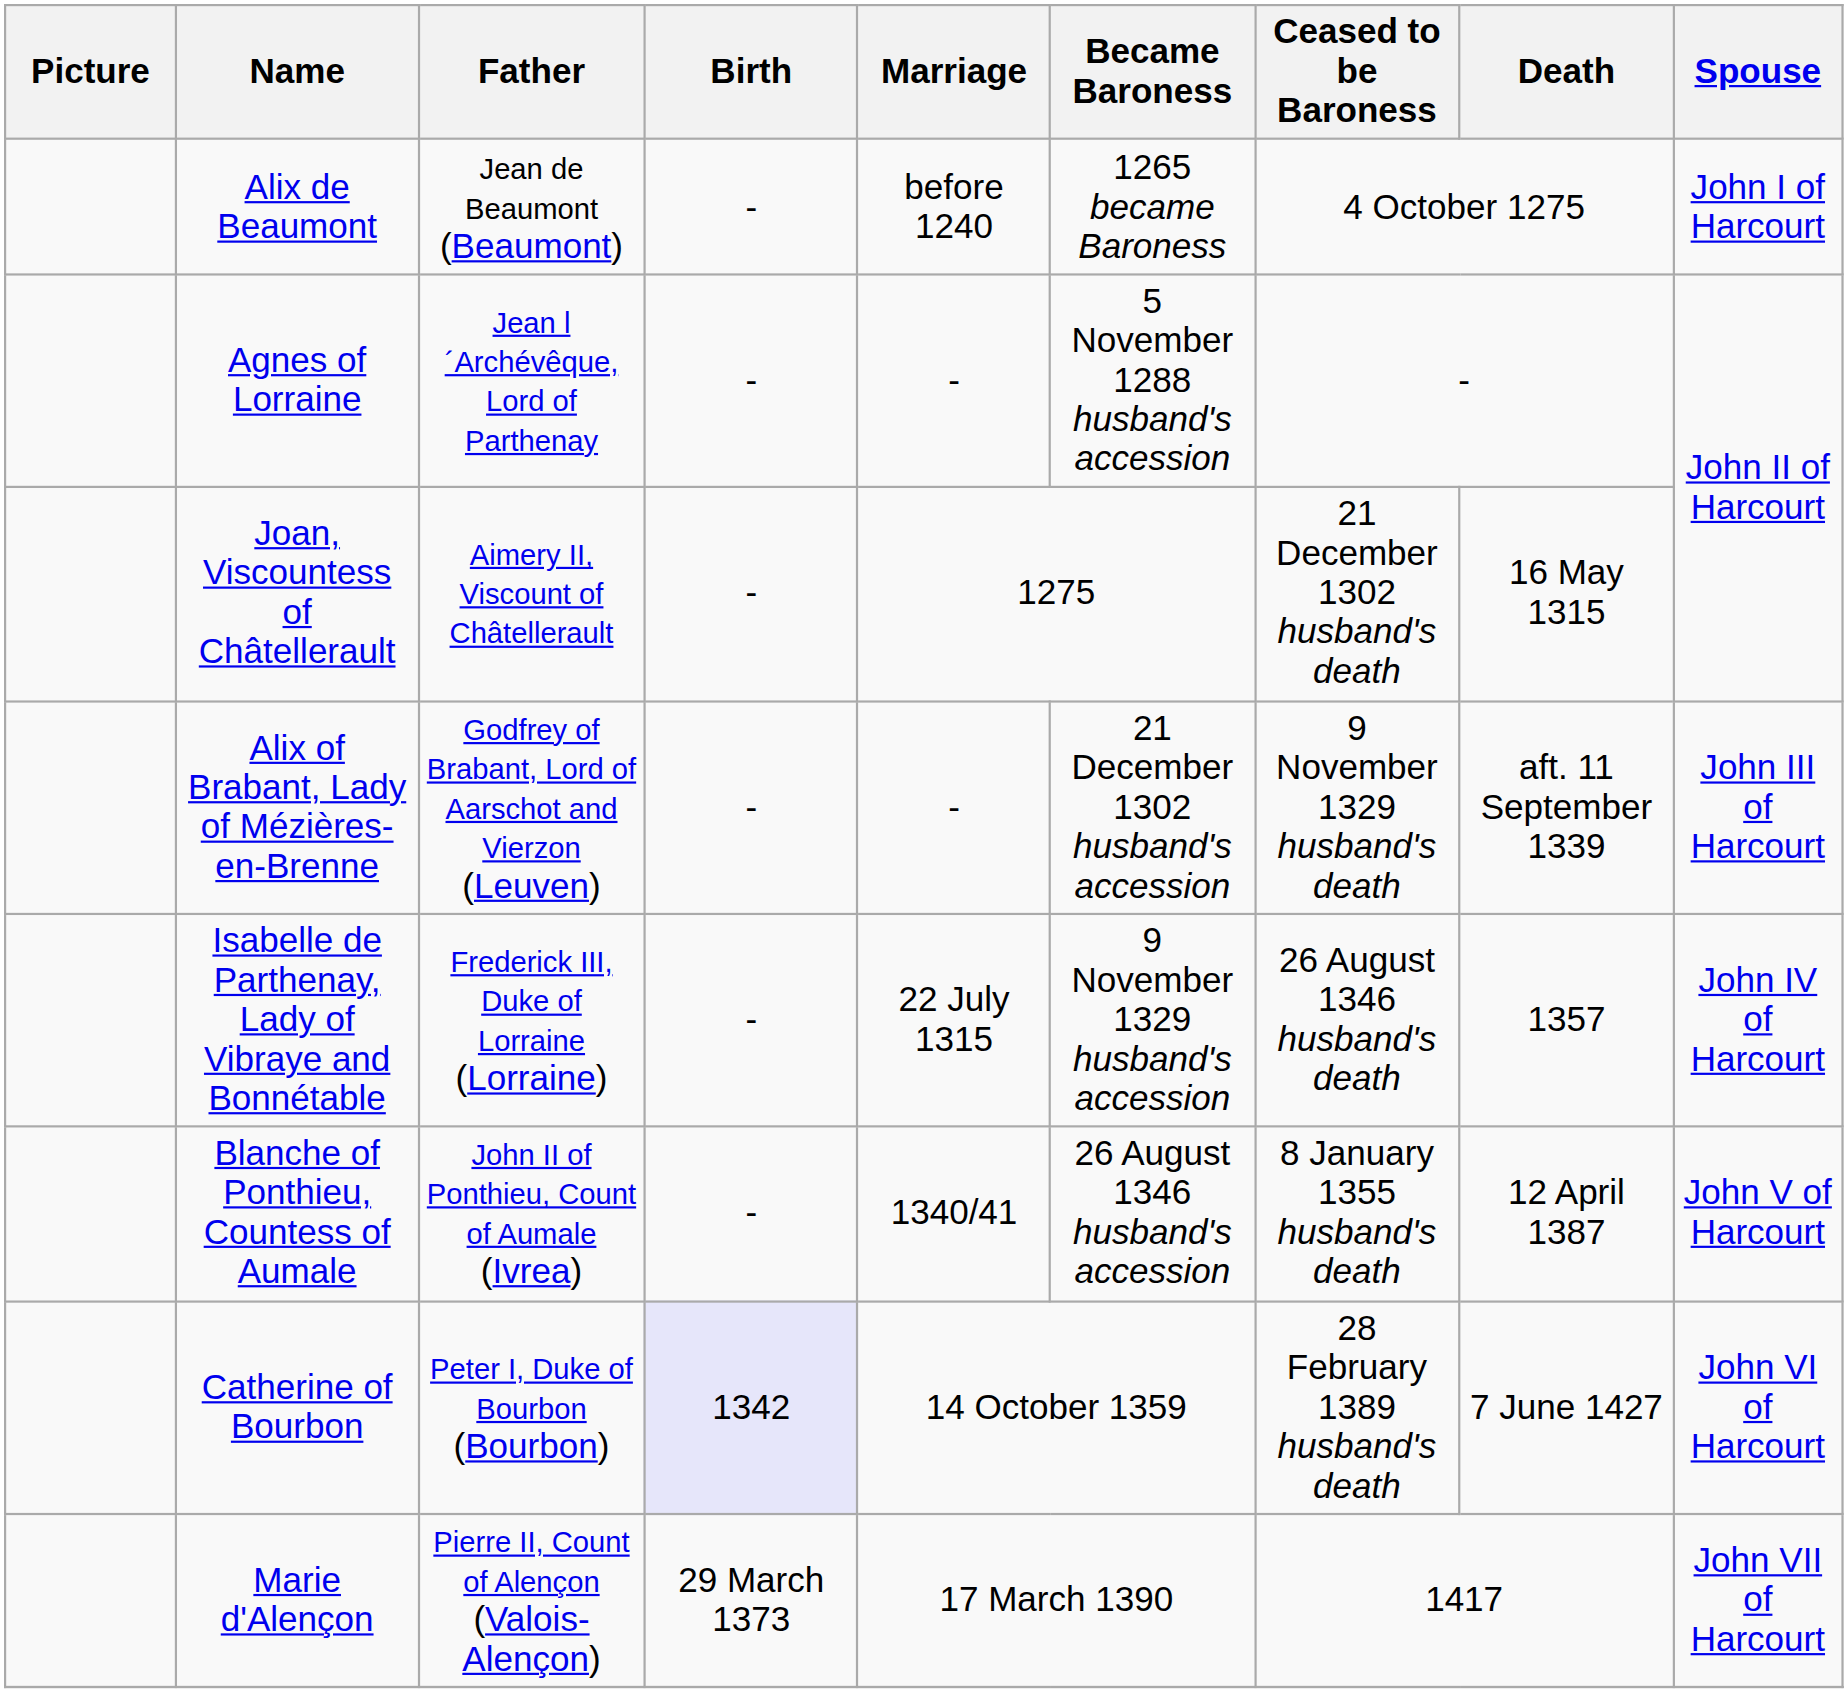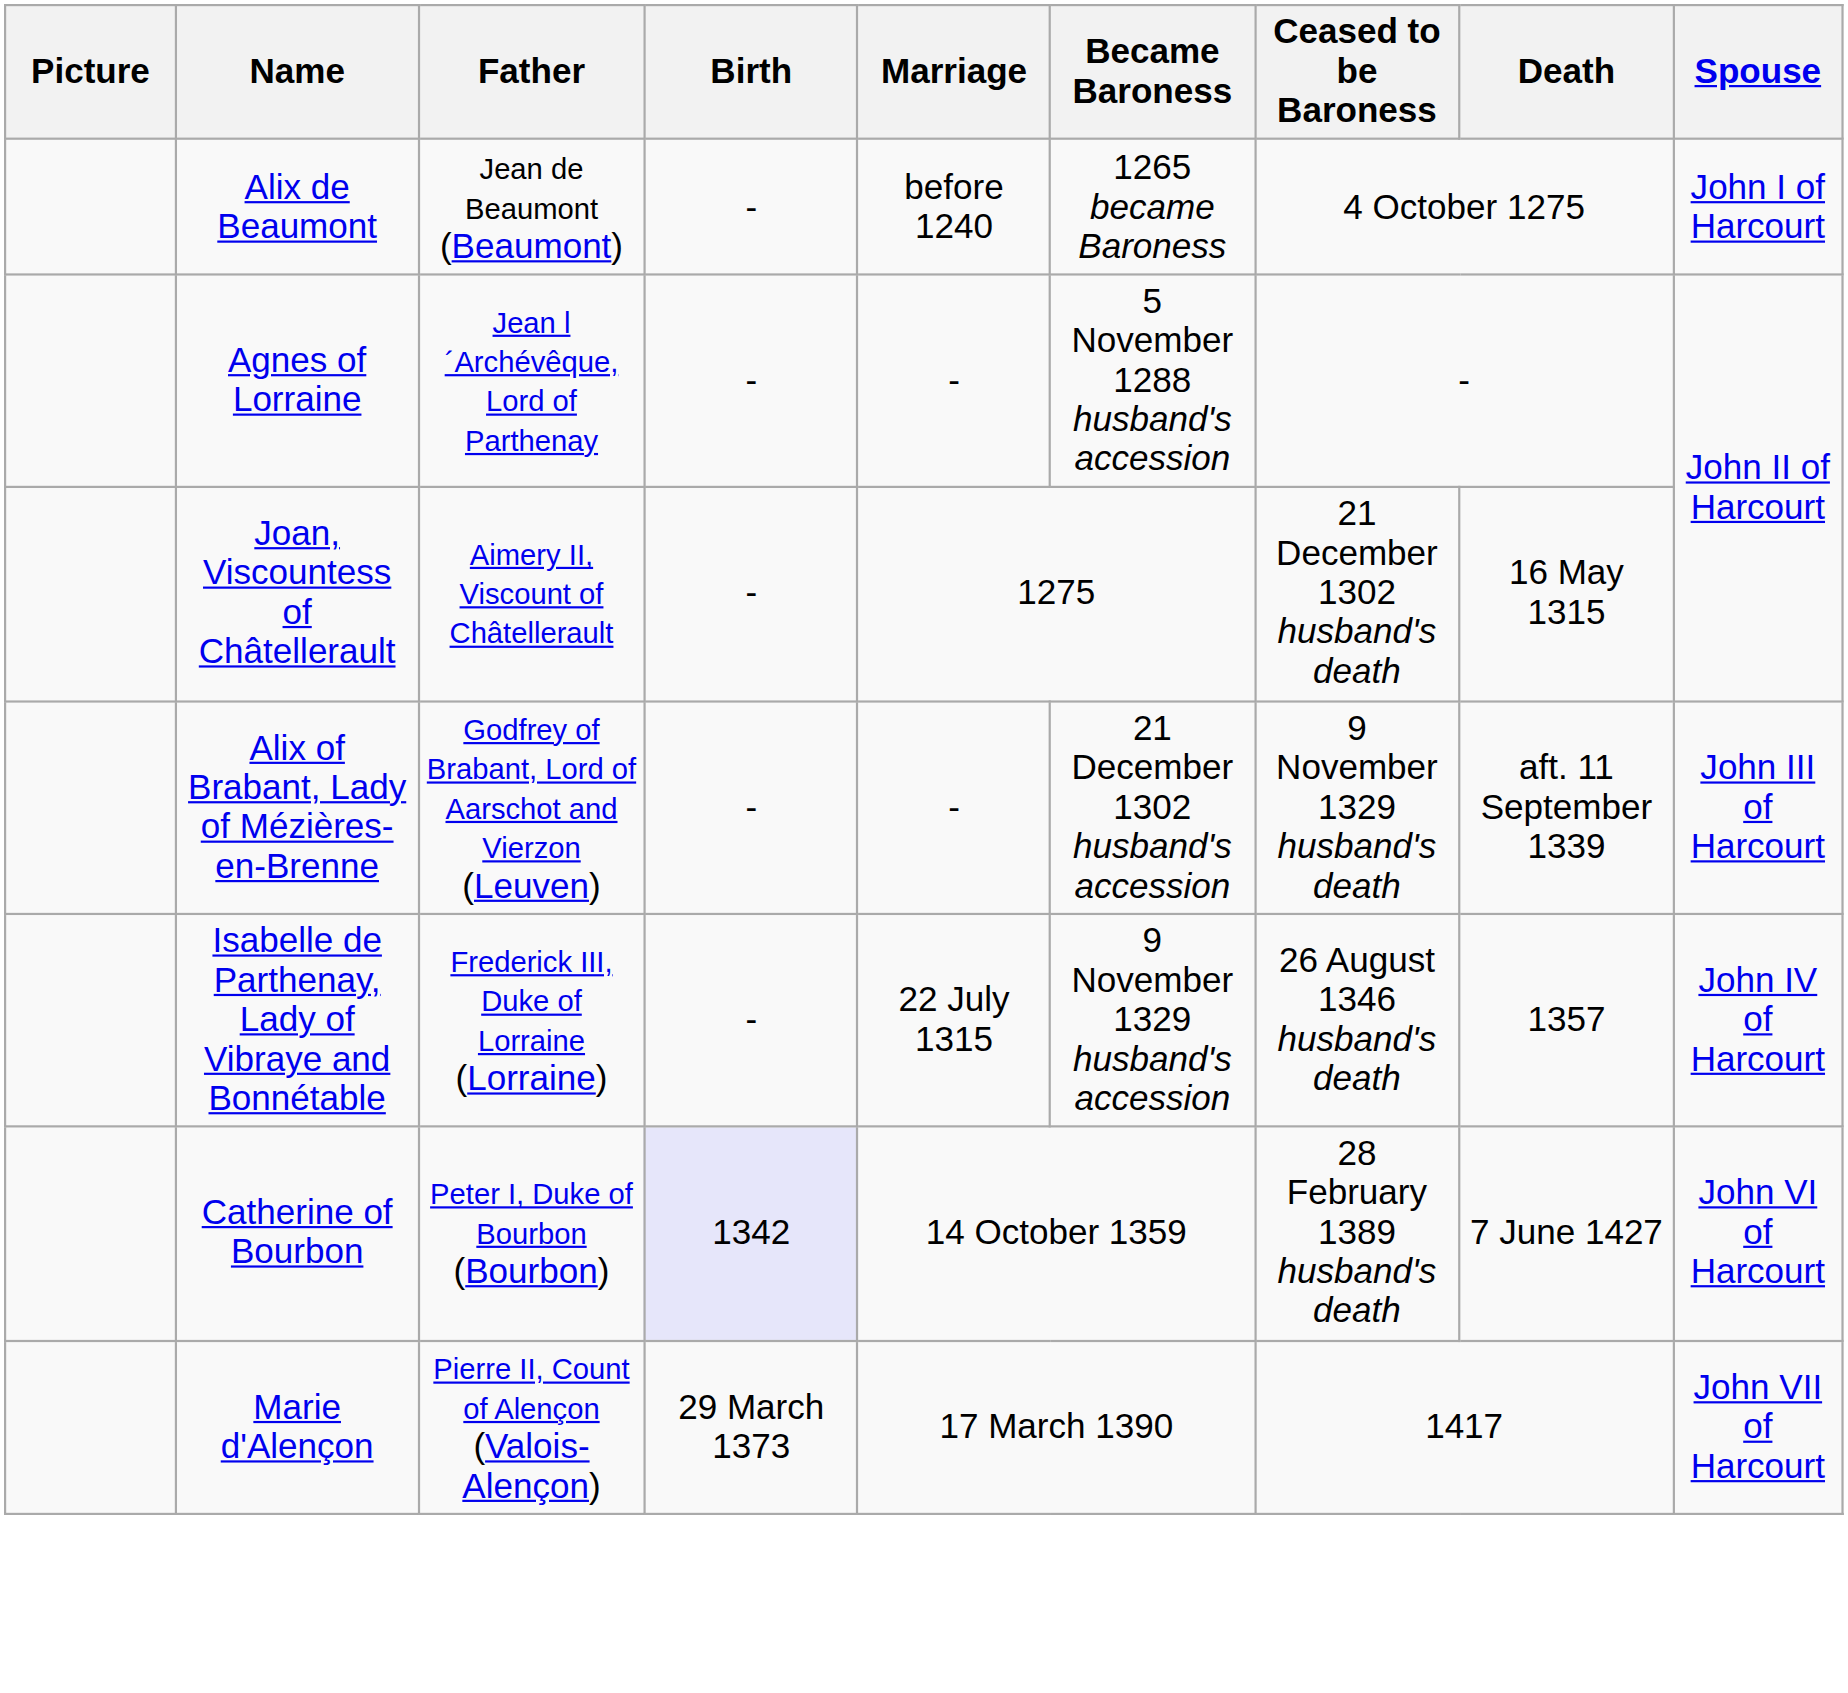- row: (297, 1213)
